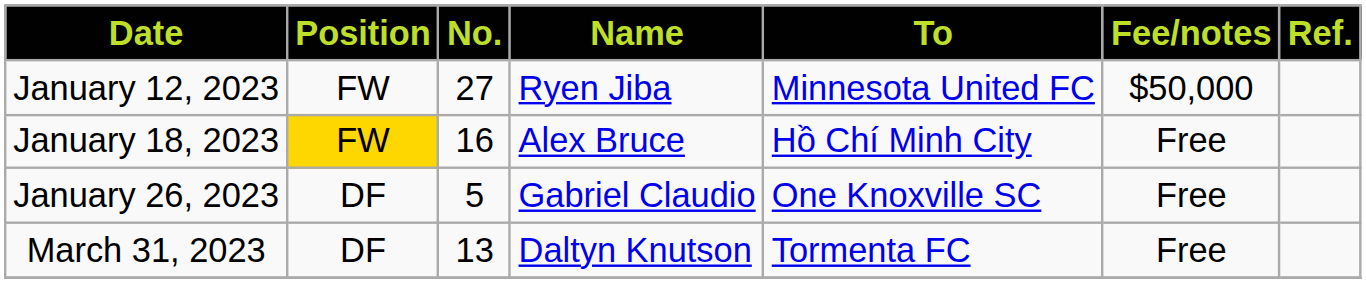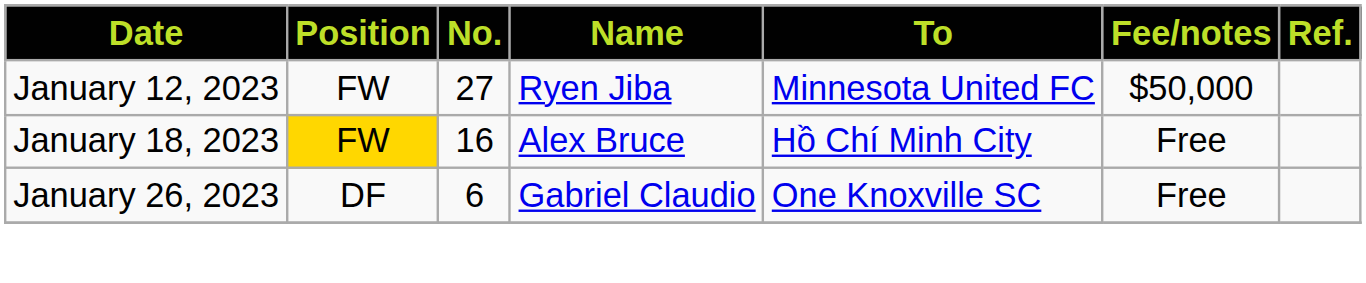(475, 196) 5 -> (475, 196) 6
- row: (146, 250)
